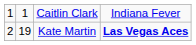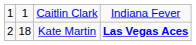(25, 31) 19 -> (25, 31) 18
